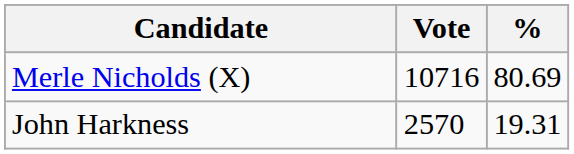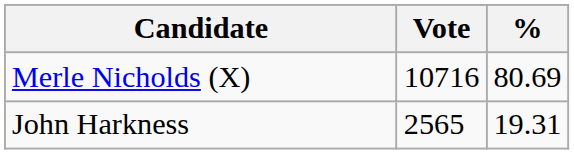(434, 124) 2570 -> (434, 124) 2565
